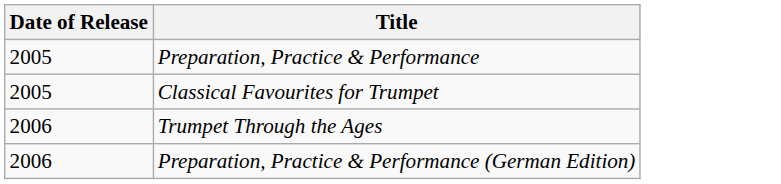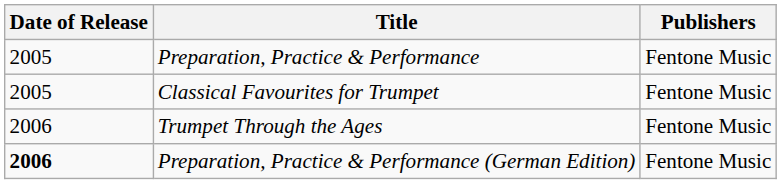+ column: (708, 22)
(31, 161) normal -> (31, 161) bold
